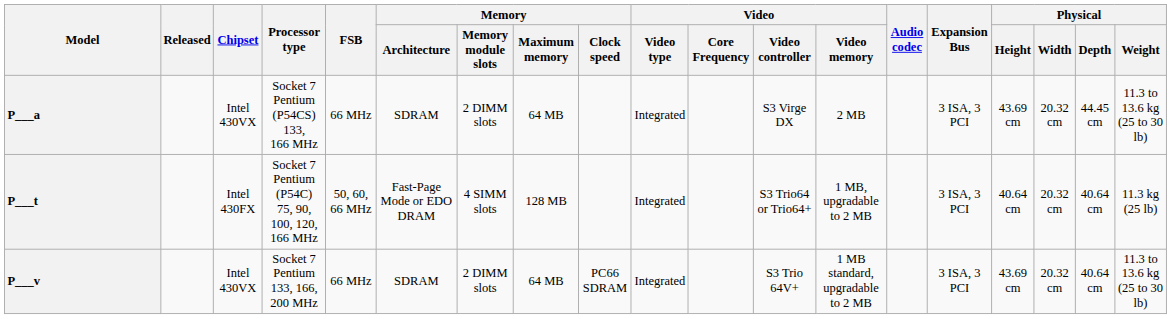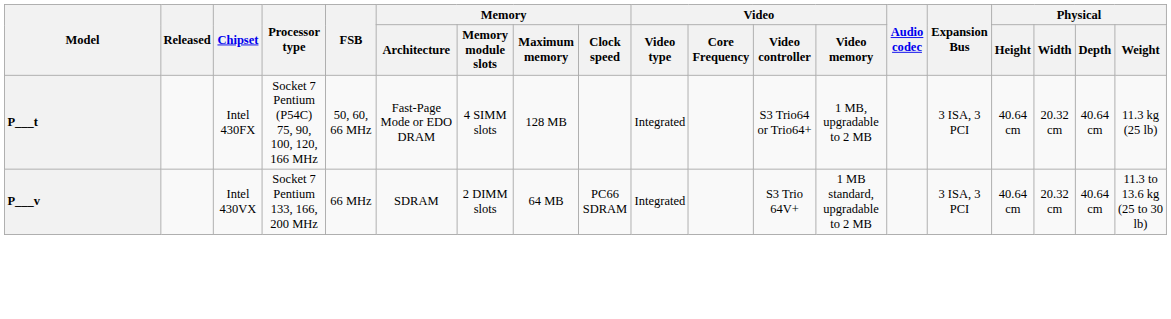- row: (24, 114)
(1013, 280) 43.69 cm -> (1013, 201) 40.64 cm
